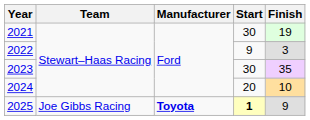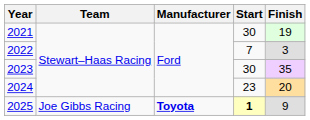(249, 51) 9 -> (249, 51) 7
(249, 88) 20 -> (249, 88) 23
(285, 88) 10 -> (285, 88) 20
